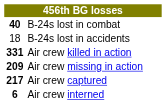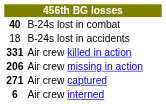(15, 67) 209 -> (15, 67) 206
(15, 81) 217 -> (15, 81) 271
